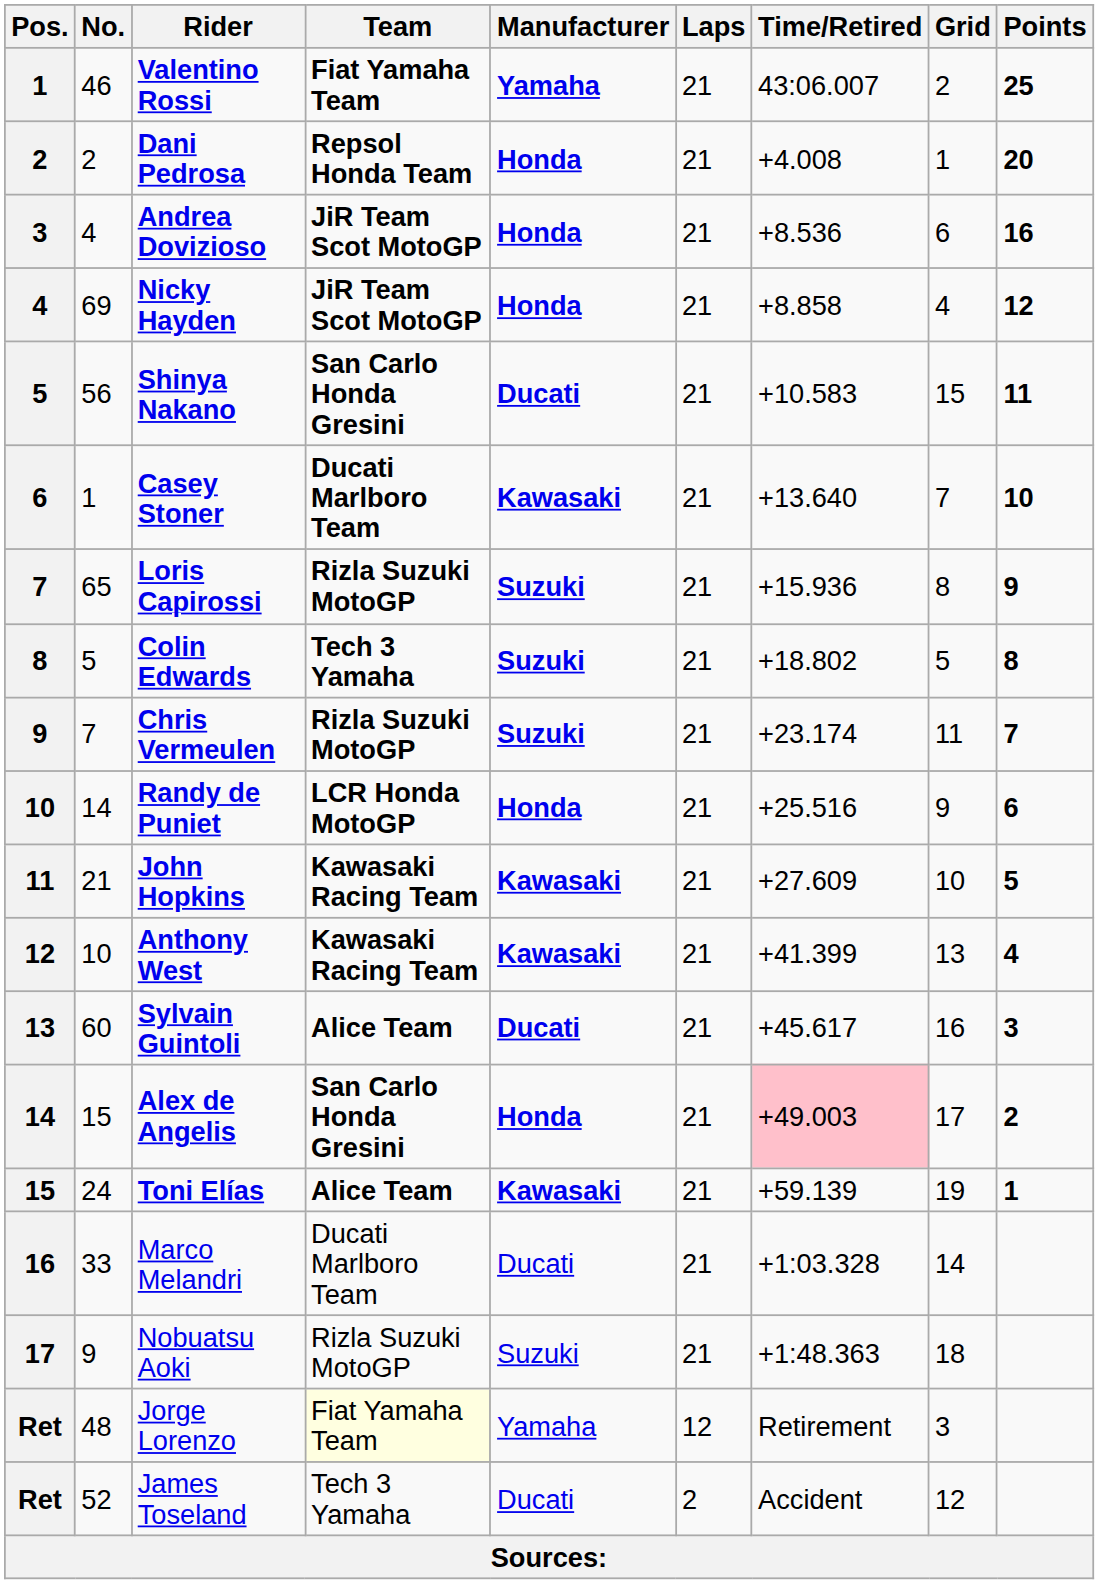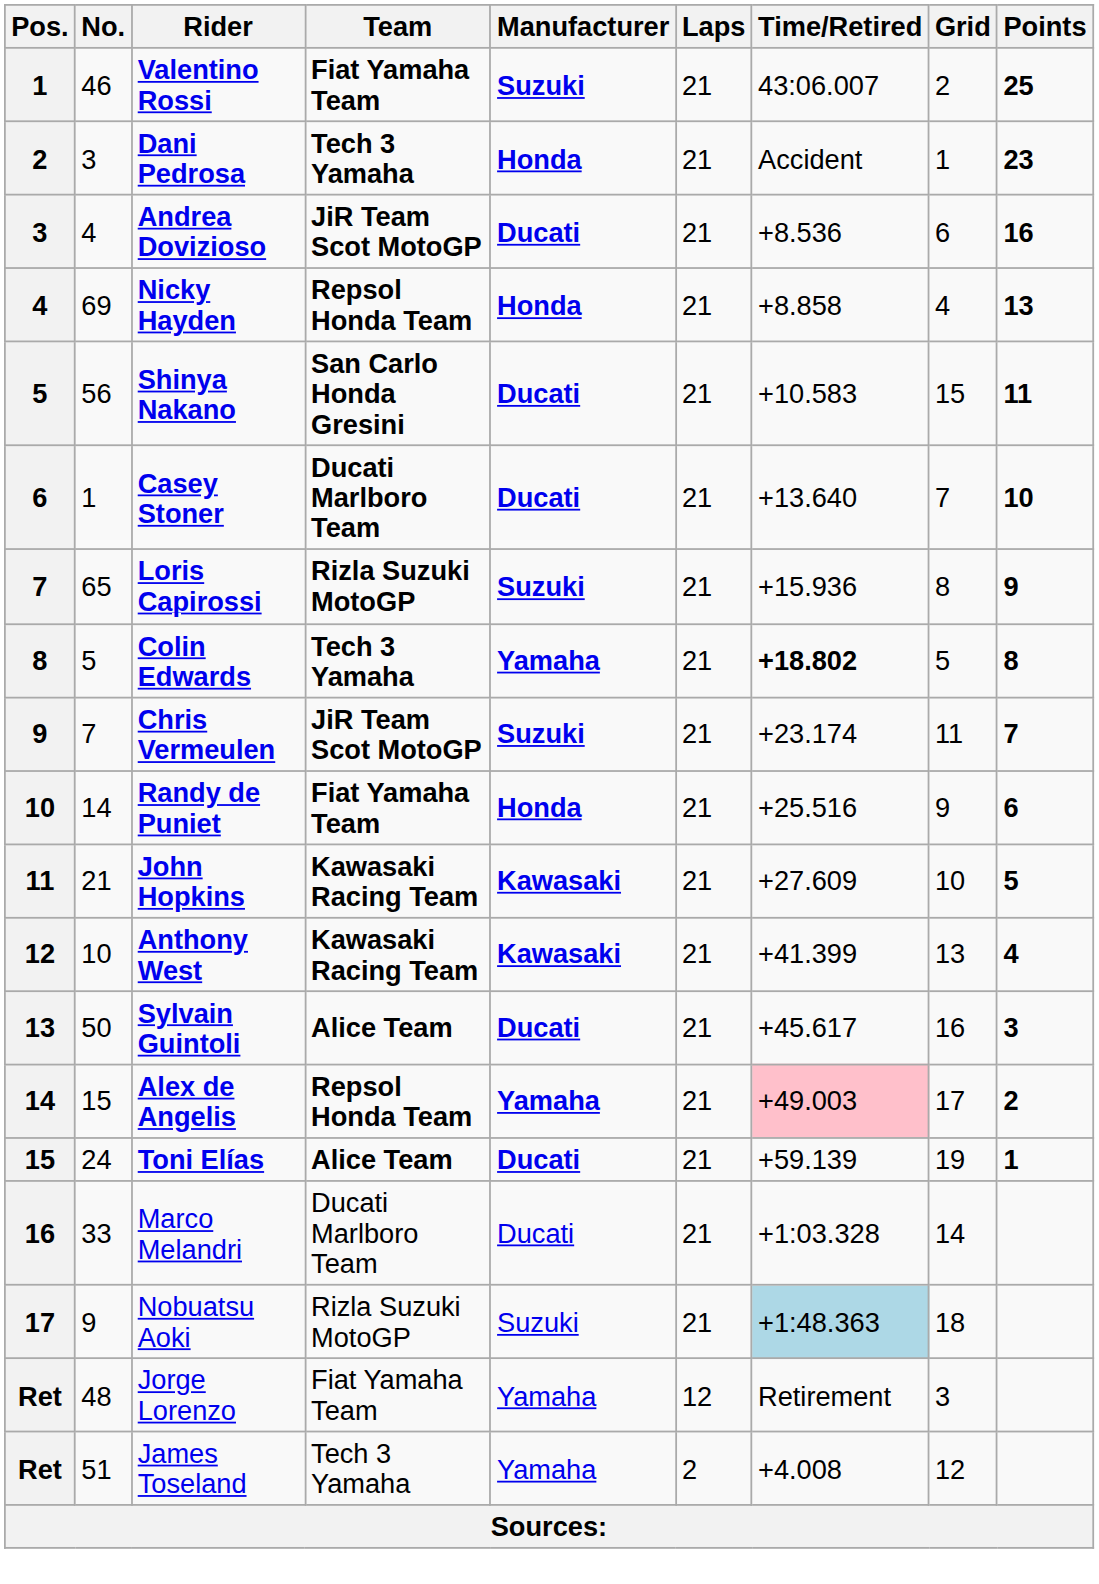(548, 85) Yamaha -> (541, 85) Suzuki
(89, 158) 2 -> (89, 158) 3
(392, 158) Repsol Honda Team -> (362, 158) Tech 3 Yamaha
(800, 158) +4.008 -> (810, 158) Accident
(1019, 158) 20 -> (1019, 158) 23
(539, 232) Honda -> (539, 232) Ducati
(396, 305) JiR Team Scot MotoGP -> (392, 305) Repsol Honda Team
(1019, 305) 12 -> (1019, 305) 13
(559, 498) Kawasaki -> (539, 498) Ducati
(541, 660) Suzuki -> (548, 660) Yamaha
(808, 660) normal -> (808, 660) bold
(390, 734) Rizla Suzuki MotoGP -> (396, 734) JiR Team Scot MotoGP
(385, 807) LCR Honda MotoGP -> (390, 807) Fiat Yamaha Team
(96, 1028) 60 -> (96, 1028) 50
(375, 1117) San Carlo Honda Gresini -> (392, 1101) Repsol Honda Team
(539, 1117) Honda -> (548, 1101) Yamaha
(559, 1190) Kawasaki -> (539, 1160) Ducati
(819, 1352) no background -> (819, 1322) lightblue background
(387, 1426) lightyellow background -> (387, 1395) no background
(96, 1499) 52 -> (96, 1469) 51
(536, 1499) Ducati -> (547, 1469) Yamaha
(810, 1499) Accident -> (800, 1469) +4.008
